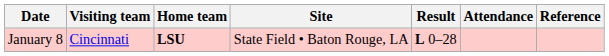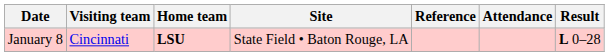columns swapped: (436, 16) <-> (570, 16)
